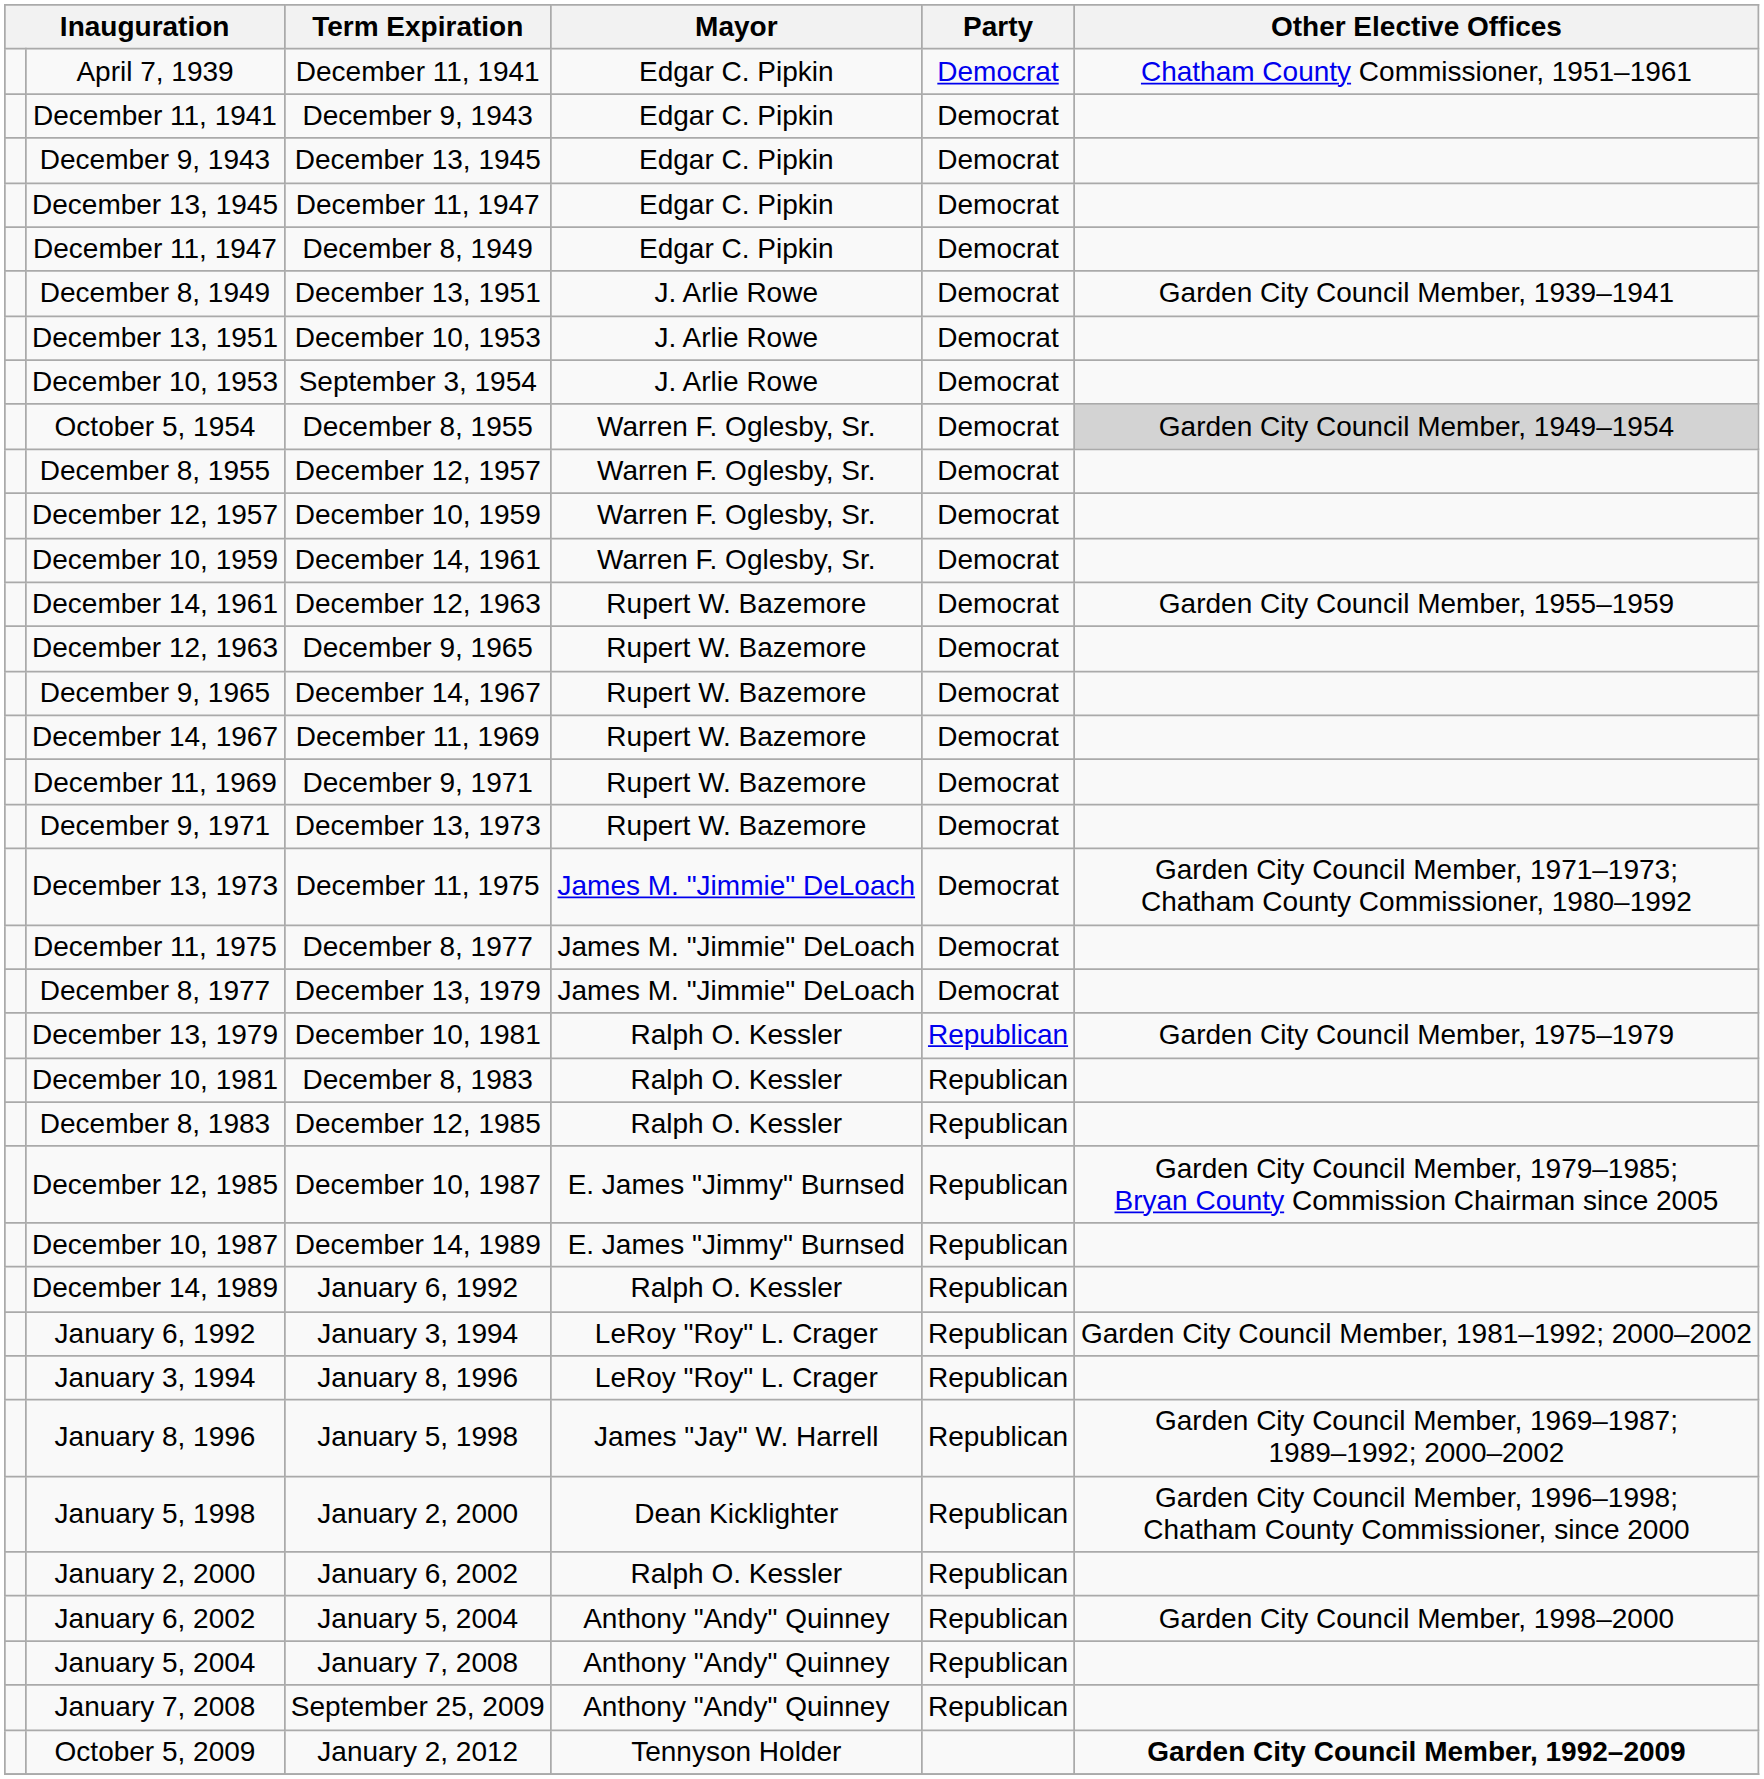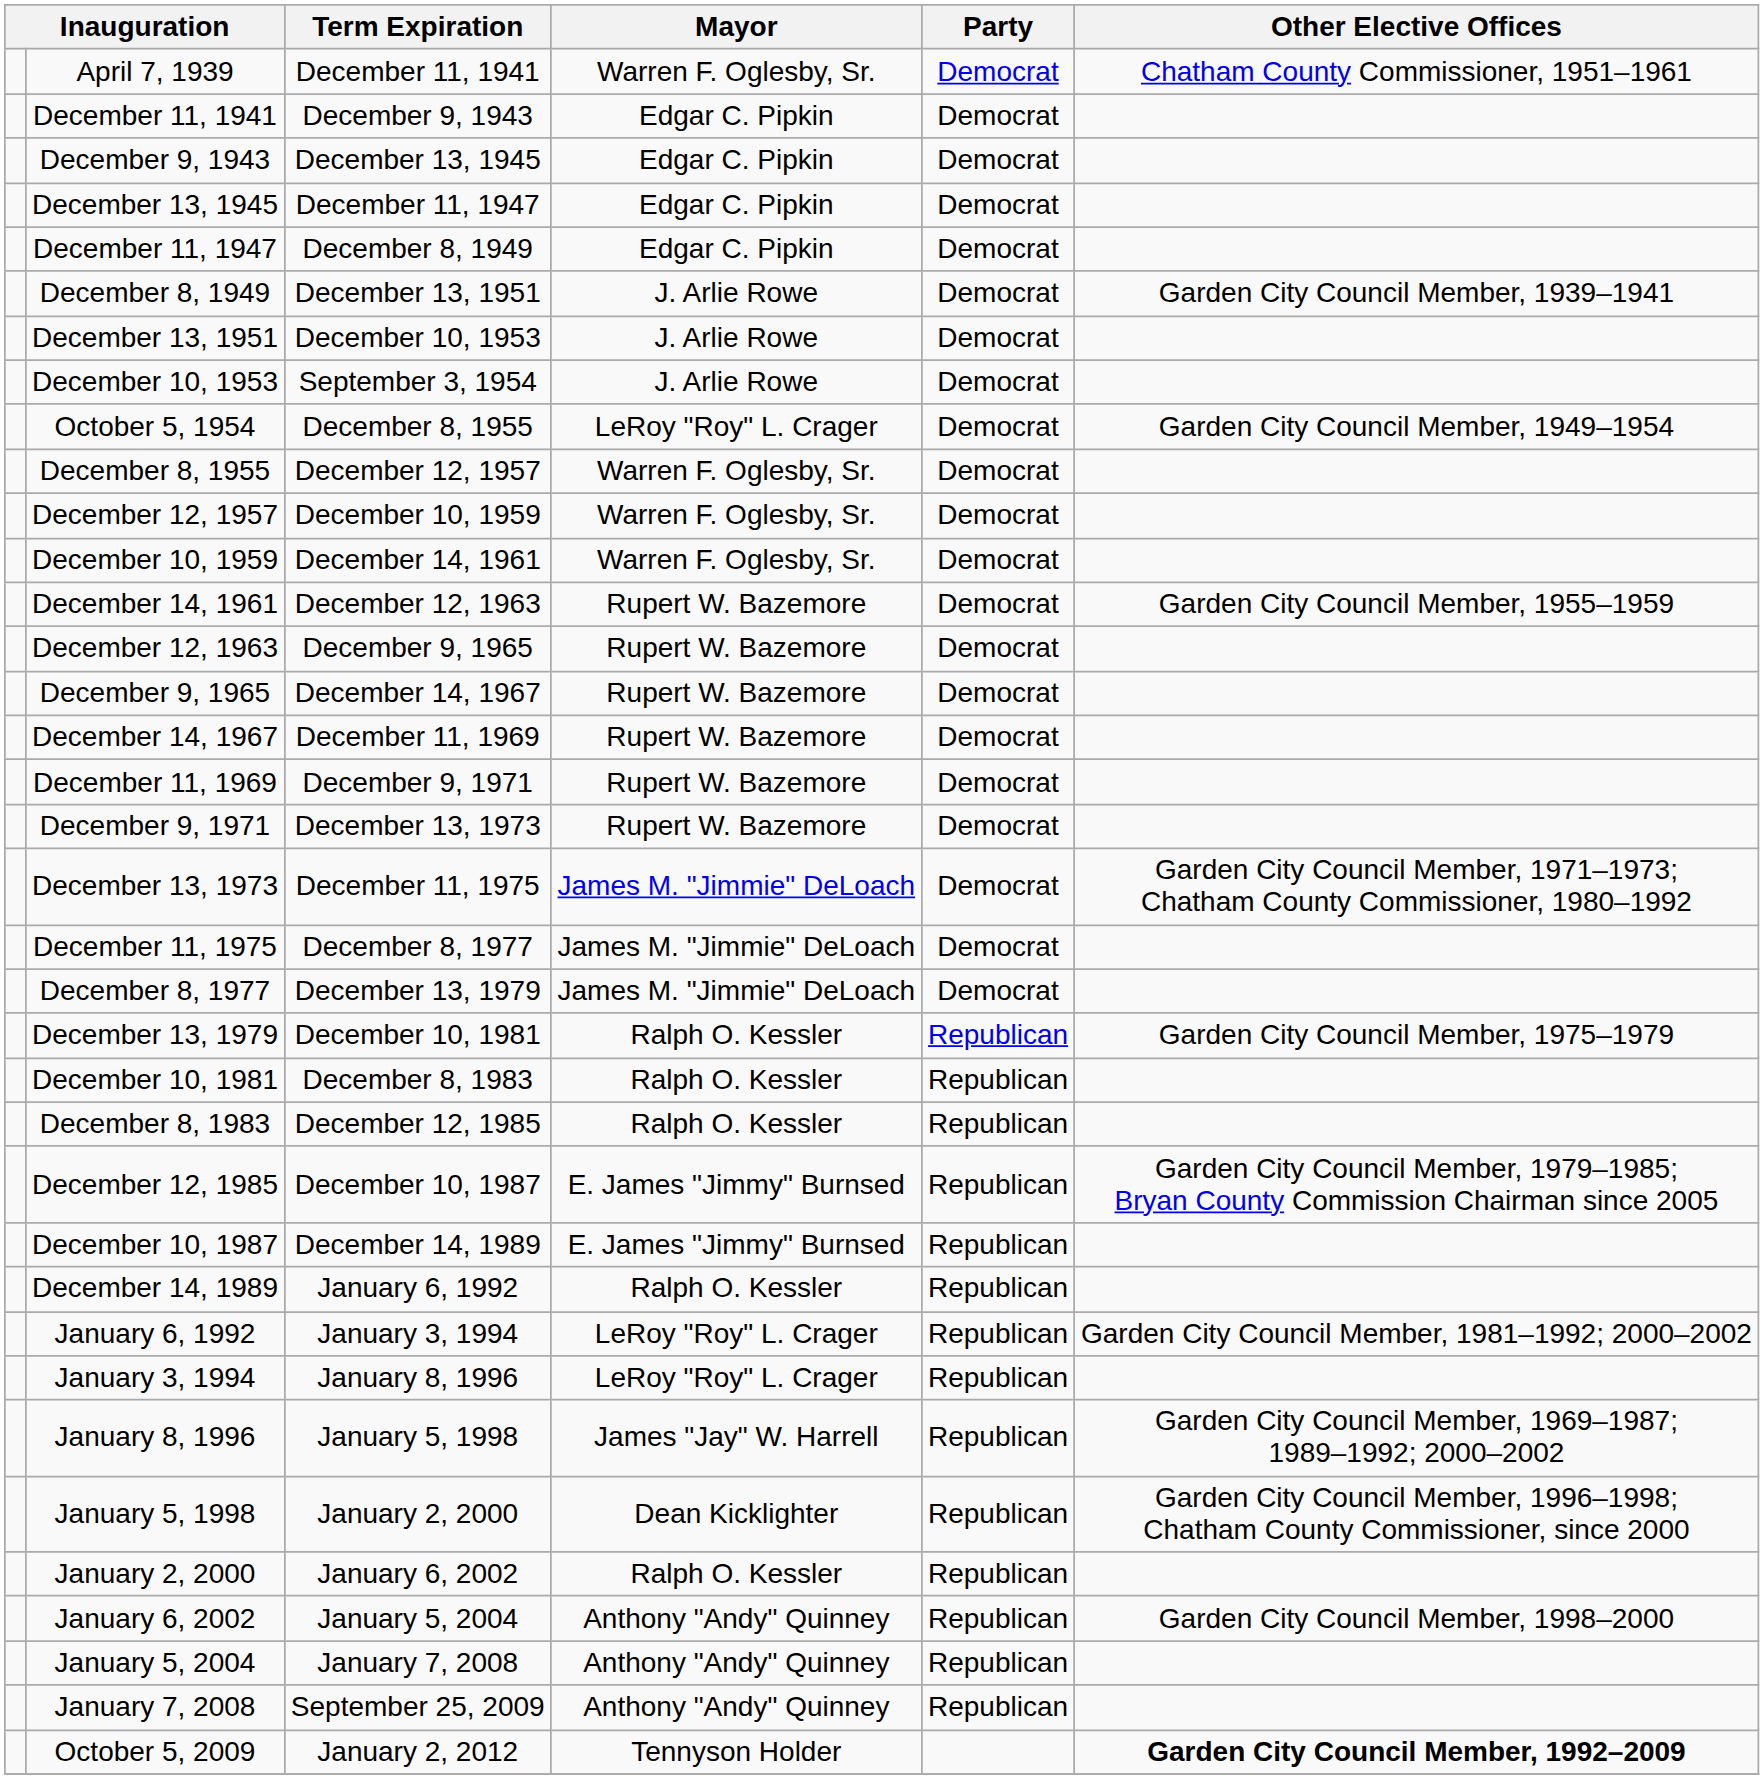(736, 71) Edgar C. Pipkin -> (736, 71) Warren F. Oglesby, Sr.
(736, 426) Warren F. Oglesby, Sr. -> (736, 426) LeRoy "Roy" L. Crager
(1416, 426) lightgrey background -> (1416, 426) no background
